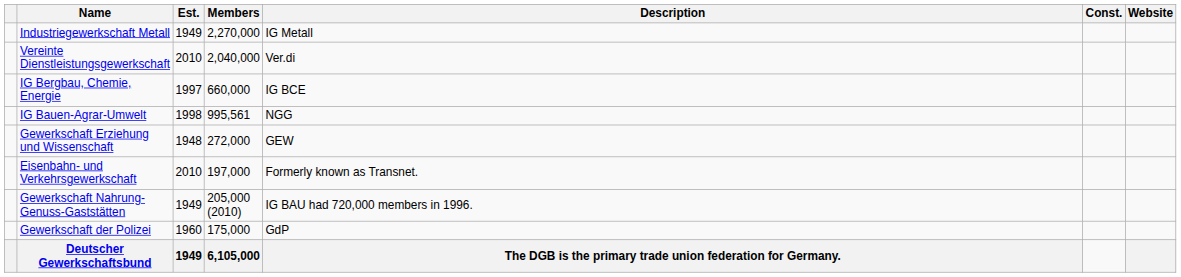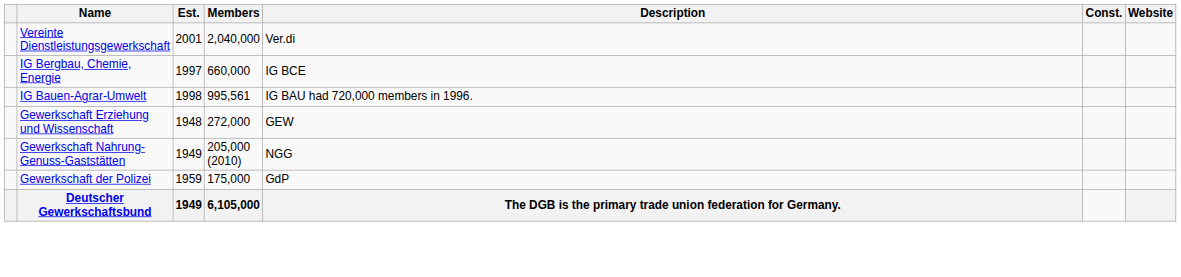- row: (95, 32)
(189, 58) 2010 -> (189, 39) 2001
(279, 115) NGG -> (369, 96) IG BAU had 720,000 members in 1996.
- row: (78, 173)
(369, 205) IG BAU had 720,000 members in 1996. -> (279, 154) NGG
(189, 230) 1960 -> (189, 179) 1959
